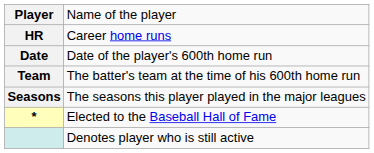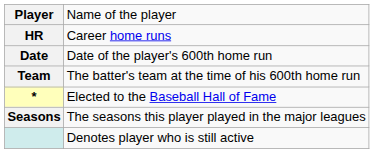rows swapped: (34, 96) <-> (34, 117)
